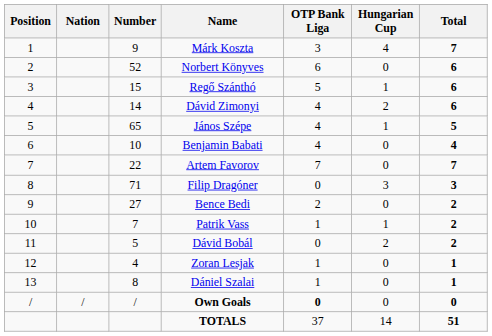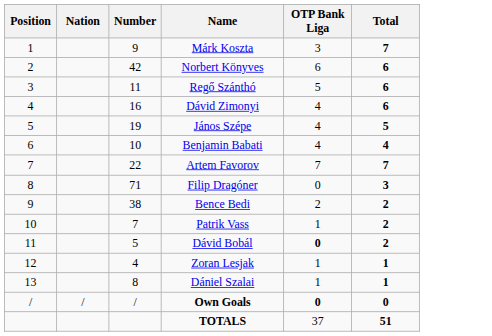- column: (386, 21)
(135, 67) 52 -> (135, 67) 42
(135, 87) 15 -> (135, 87) 11
(135, 106) 14 -> (135, 106) 16
(135, 126) 65 -> (135, 126) 19
(135, 204) 27 -> (135, 204) 38
(318, 243) normal -> (318, 243) bold
